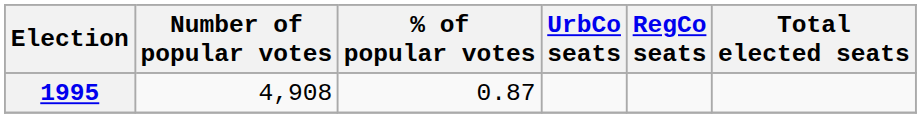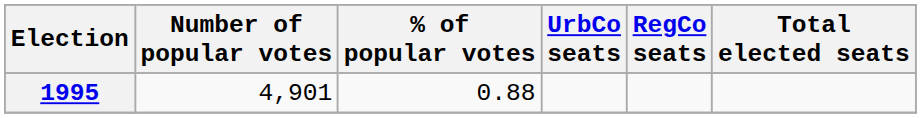(295, 93) 4,908 -> (295, 93) 4,901
(506, 93) 0.87 -> (506, 93) 0.88
